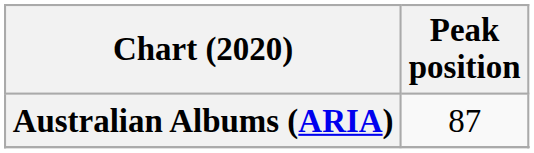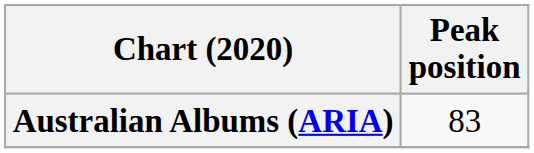(465, 119) 87 -> (465, 119) 83
